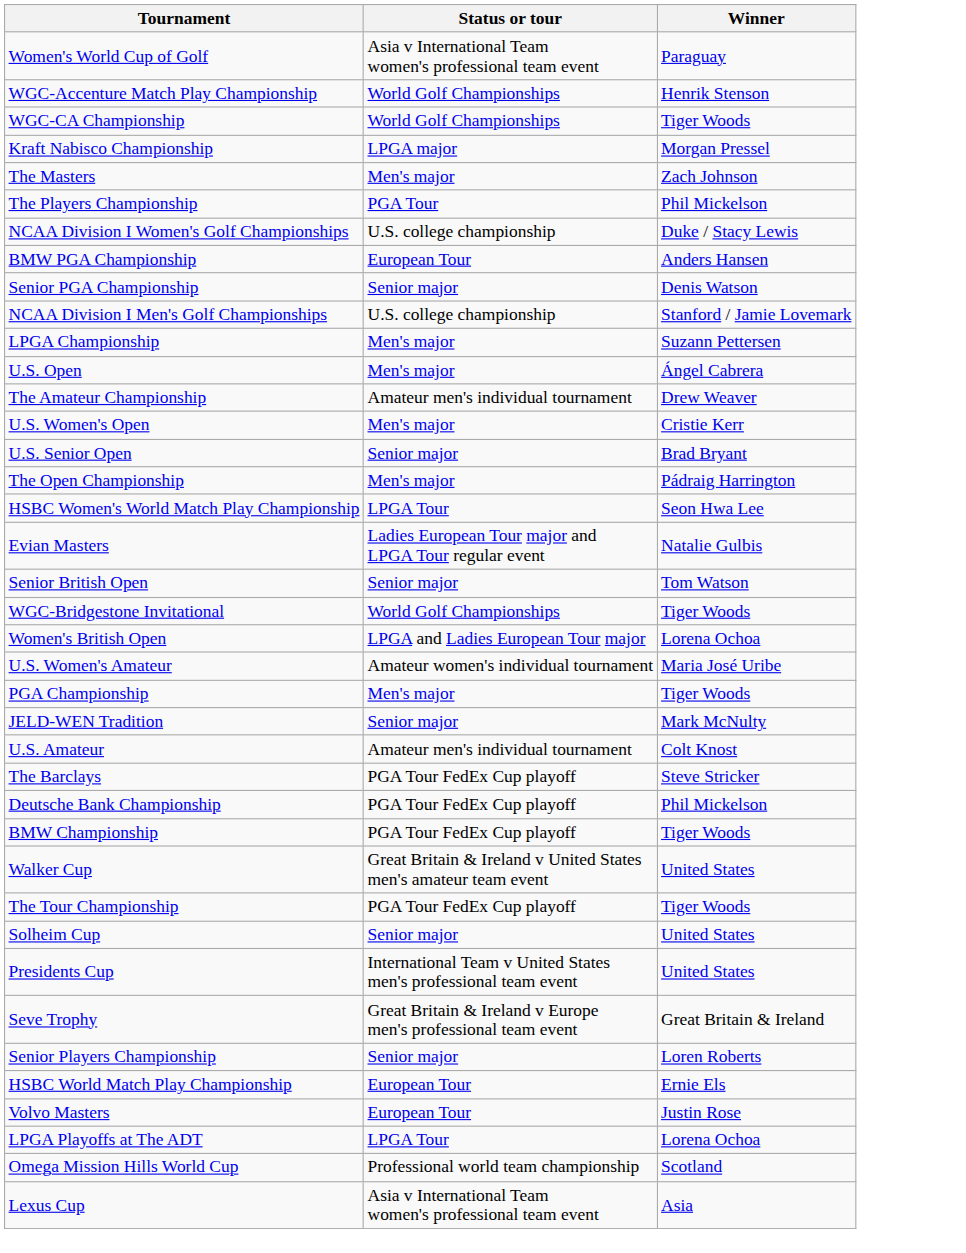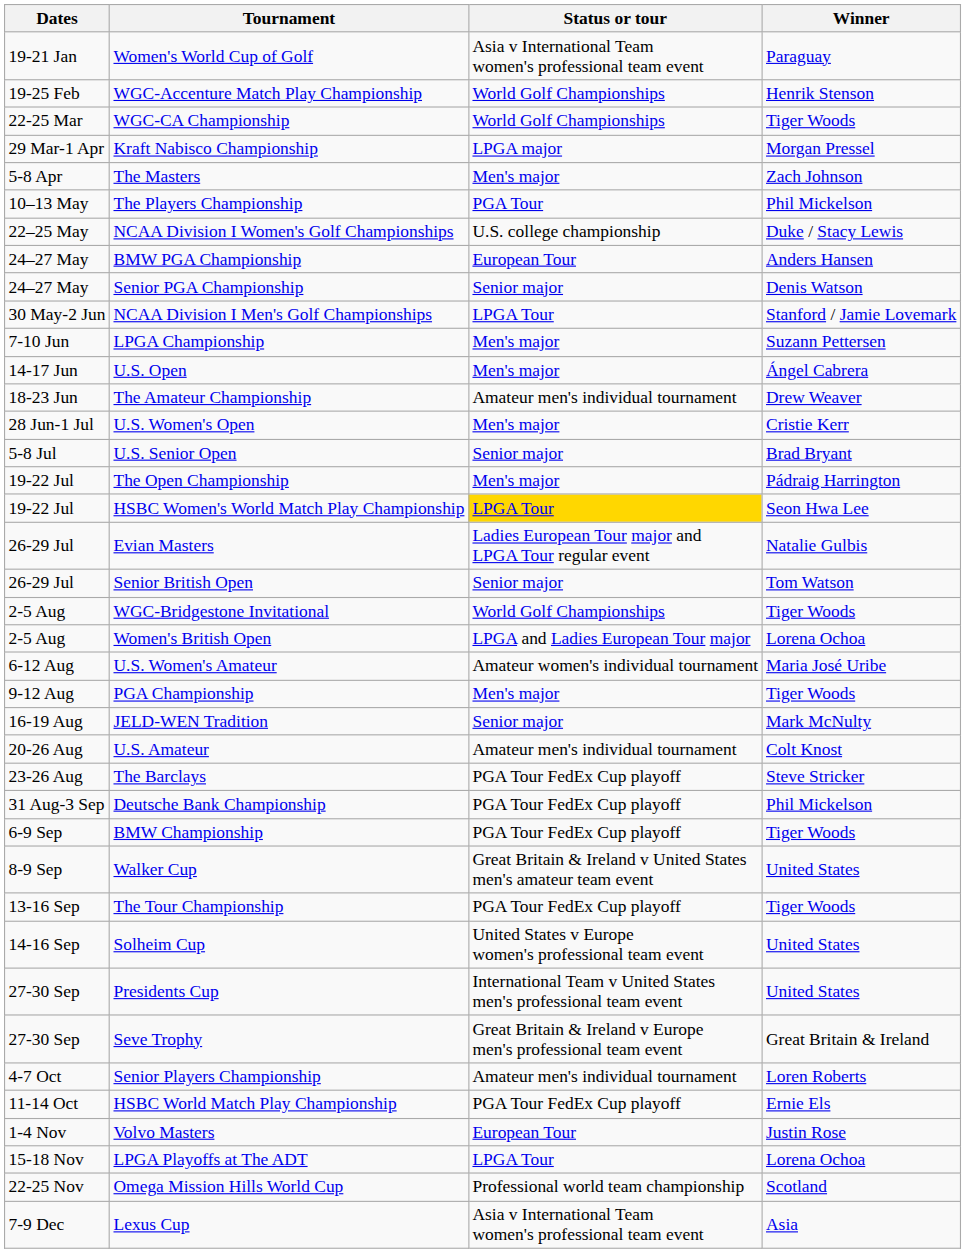+ column: (57, 18)
(462, 314) U.S. college championship -> (513, 314) LPGA Tour
(408, 508) no background -> (513, 508) gold background
(413, 934) Senior major -> (588, 944) United States v Europe women's professional team event
(413, 1056) Senior major -> (605, 1076) Amateur men's individual tournament
(419, 1084) European Tour -> (577, 1104) PGA Tour FedEx Cup playoff
